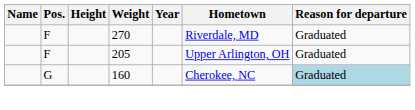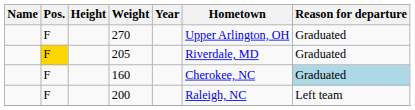(222, 35) Riverdale, MD -> (237, 35) Upper Arlington, OH
(47, 55) no background -> (47, 55) gold background
(237, 55) Upper Arlington, OH -> (222, 55) Riverdale, MD
(48, 75) G -> (47, 75) F
+ row: (121, 95)
